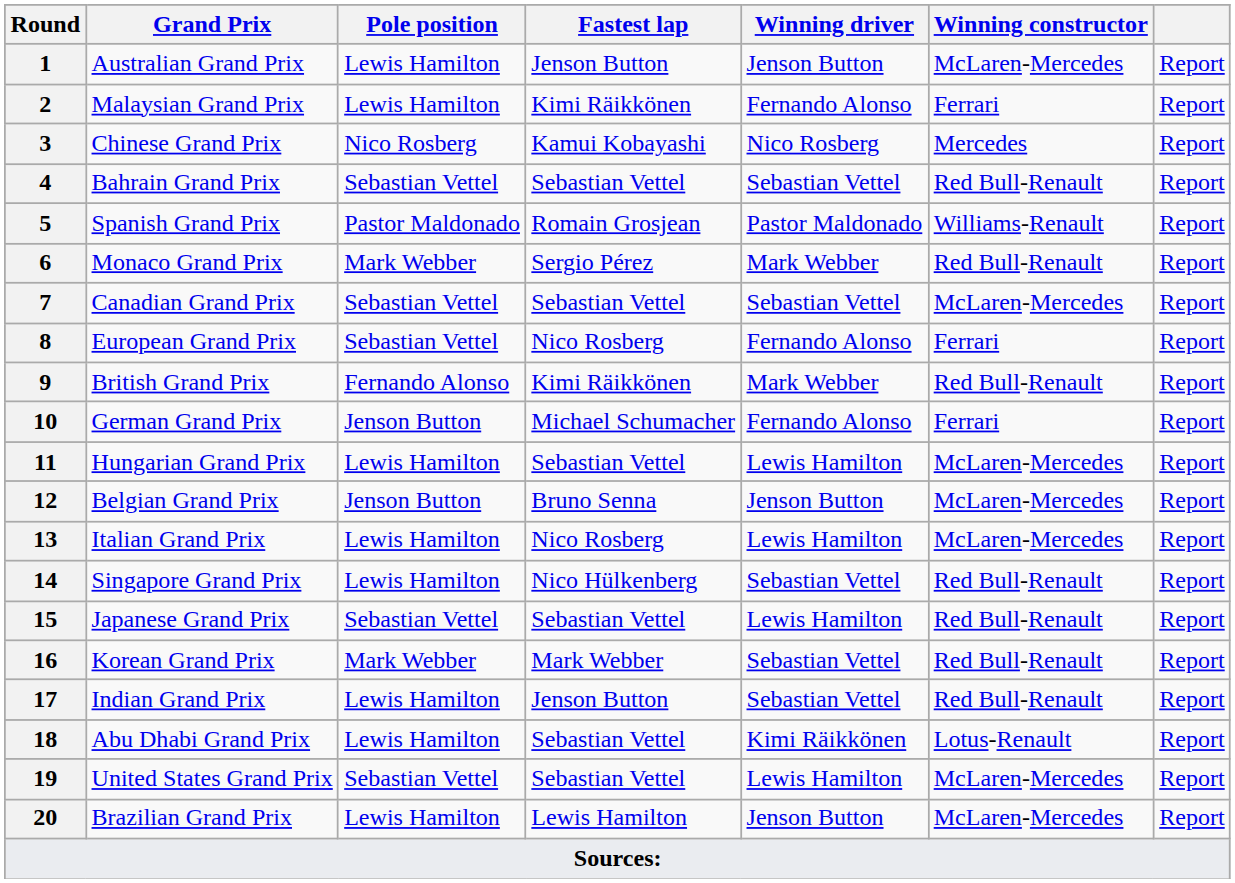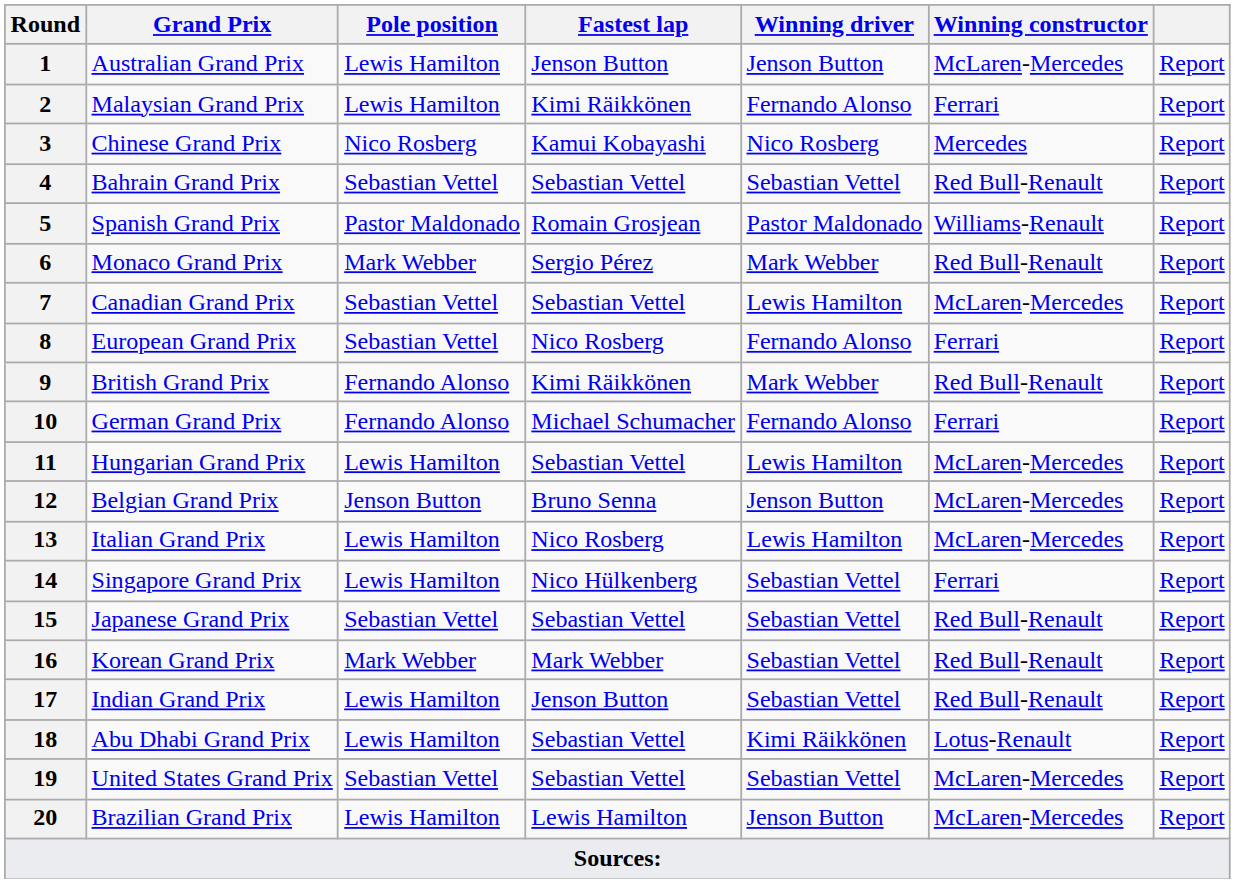(823, 301) Sebastian Vettel -> (824, 301) Lewis Hamilton
(413, 421) Jenson Button -> (427, 421) Fernando Alonso
(1018, 579) Red Bull-Renault -> (966, 579) Ferrari
(824, 619) Lewis Hamilton -> (823, 619) Sebastian Vettel
(824, 778) Lewis Hamilton -> (823, 778) Sebastian Vettel
